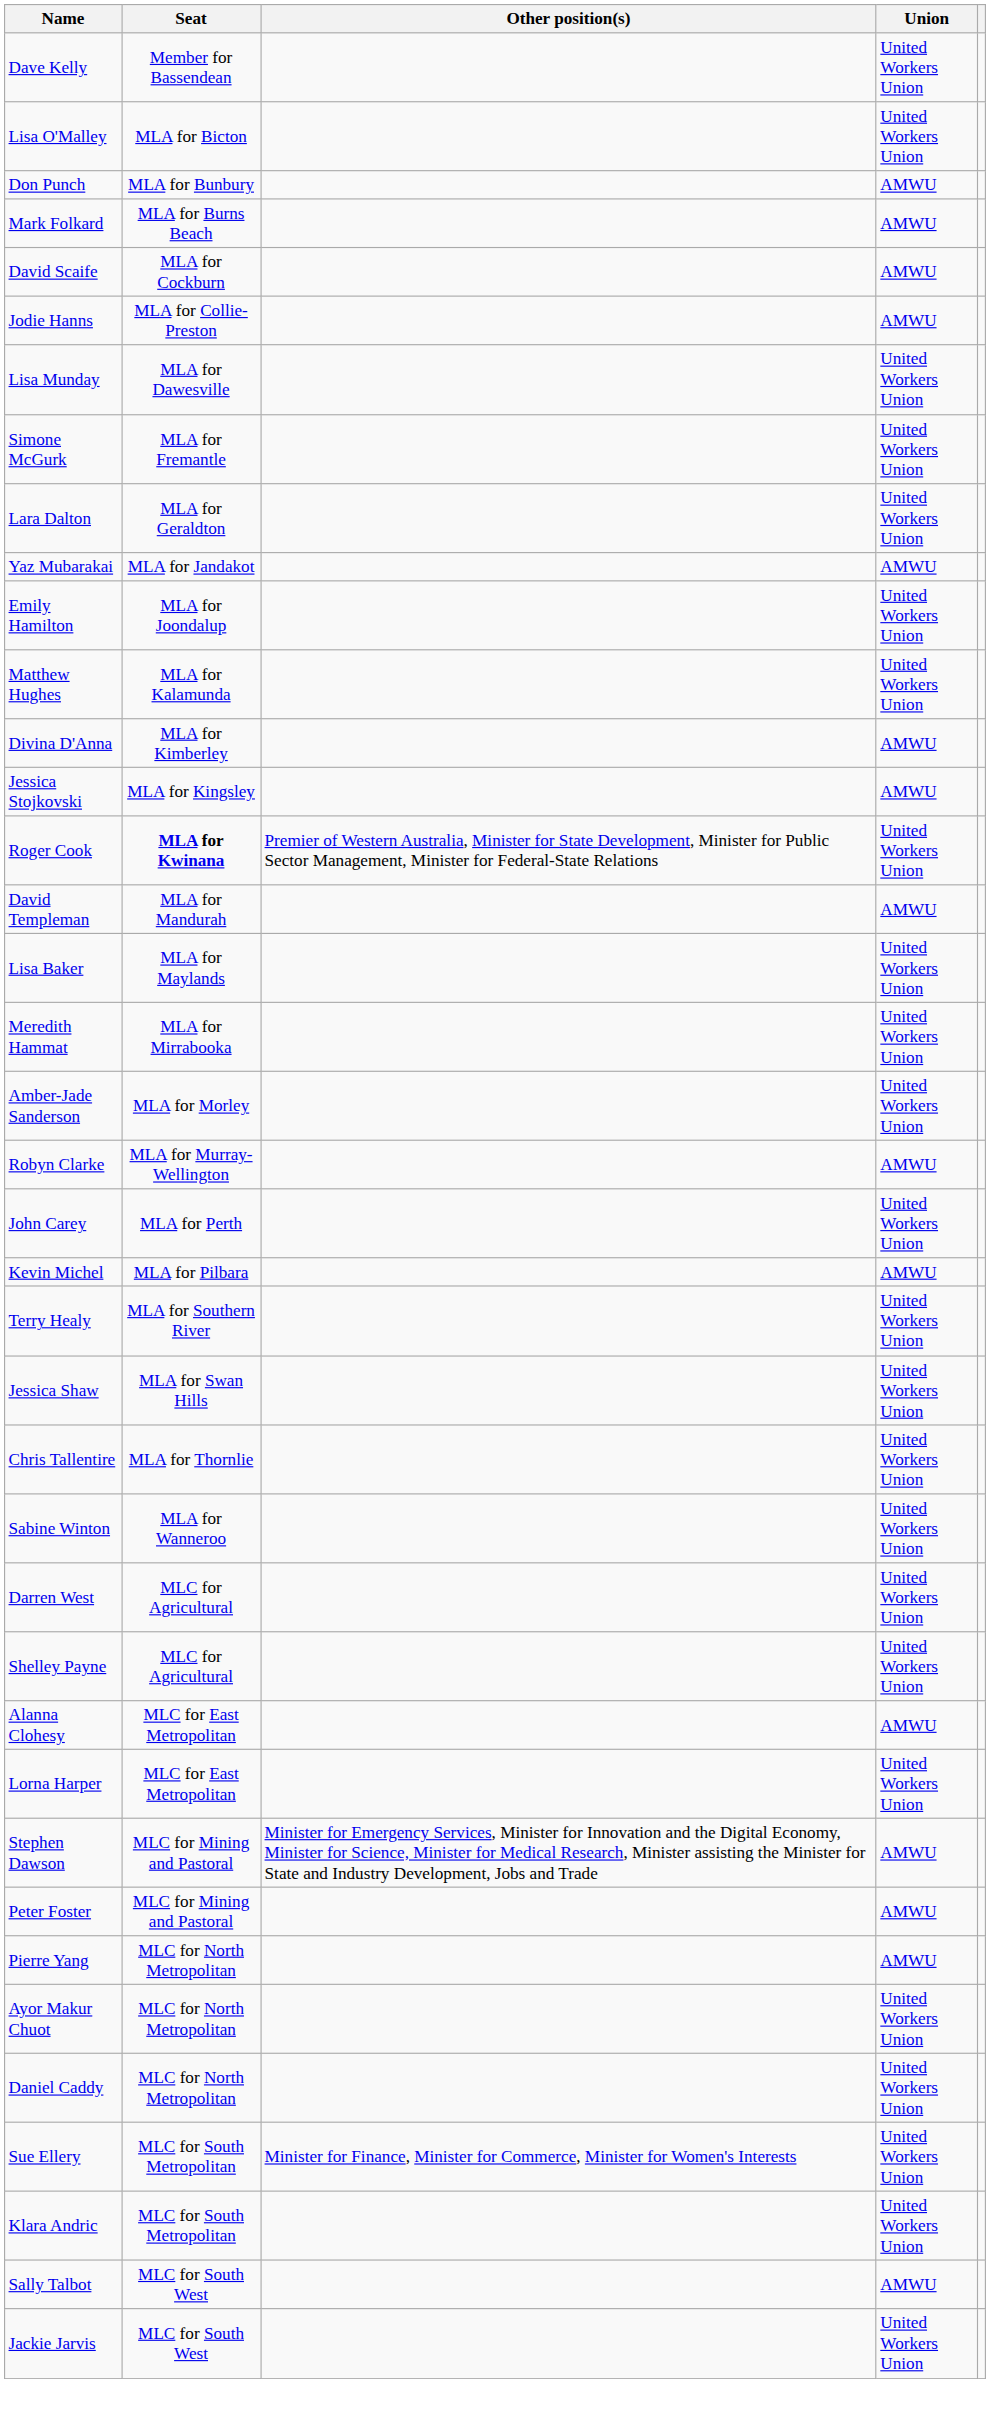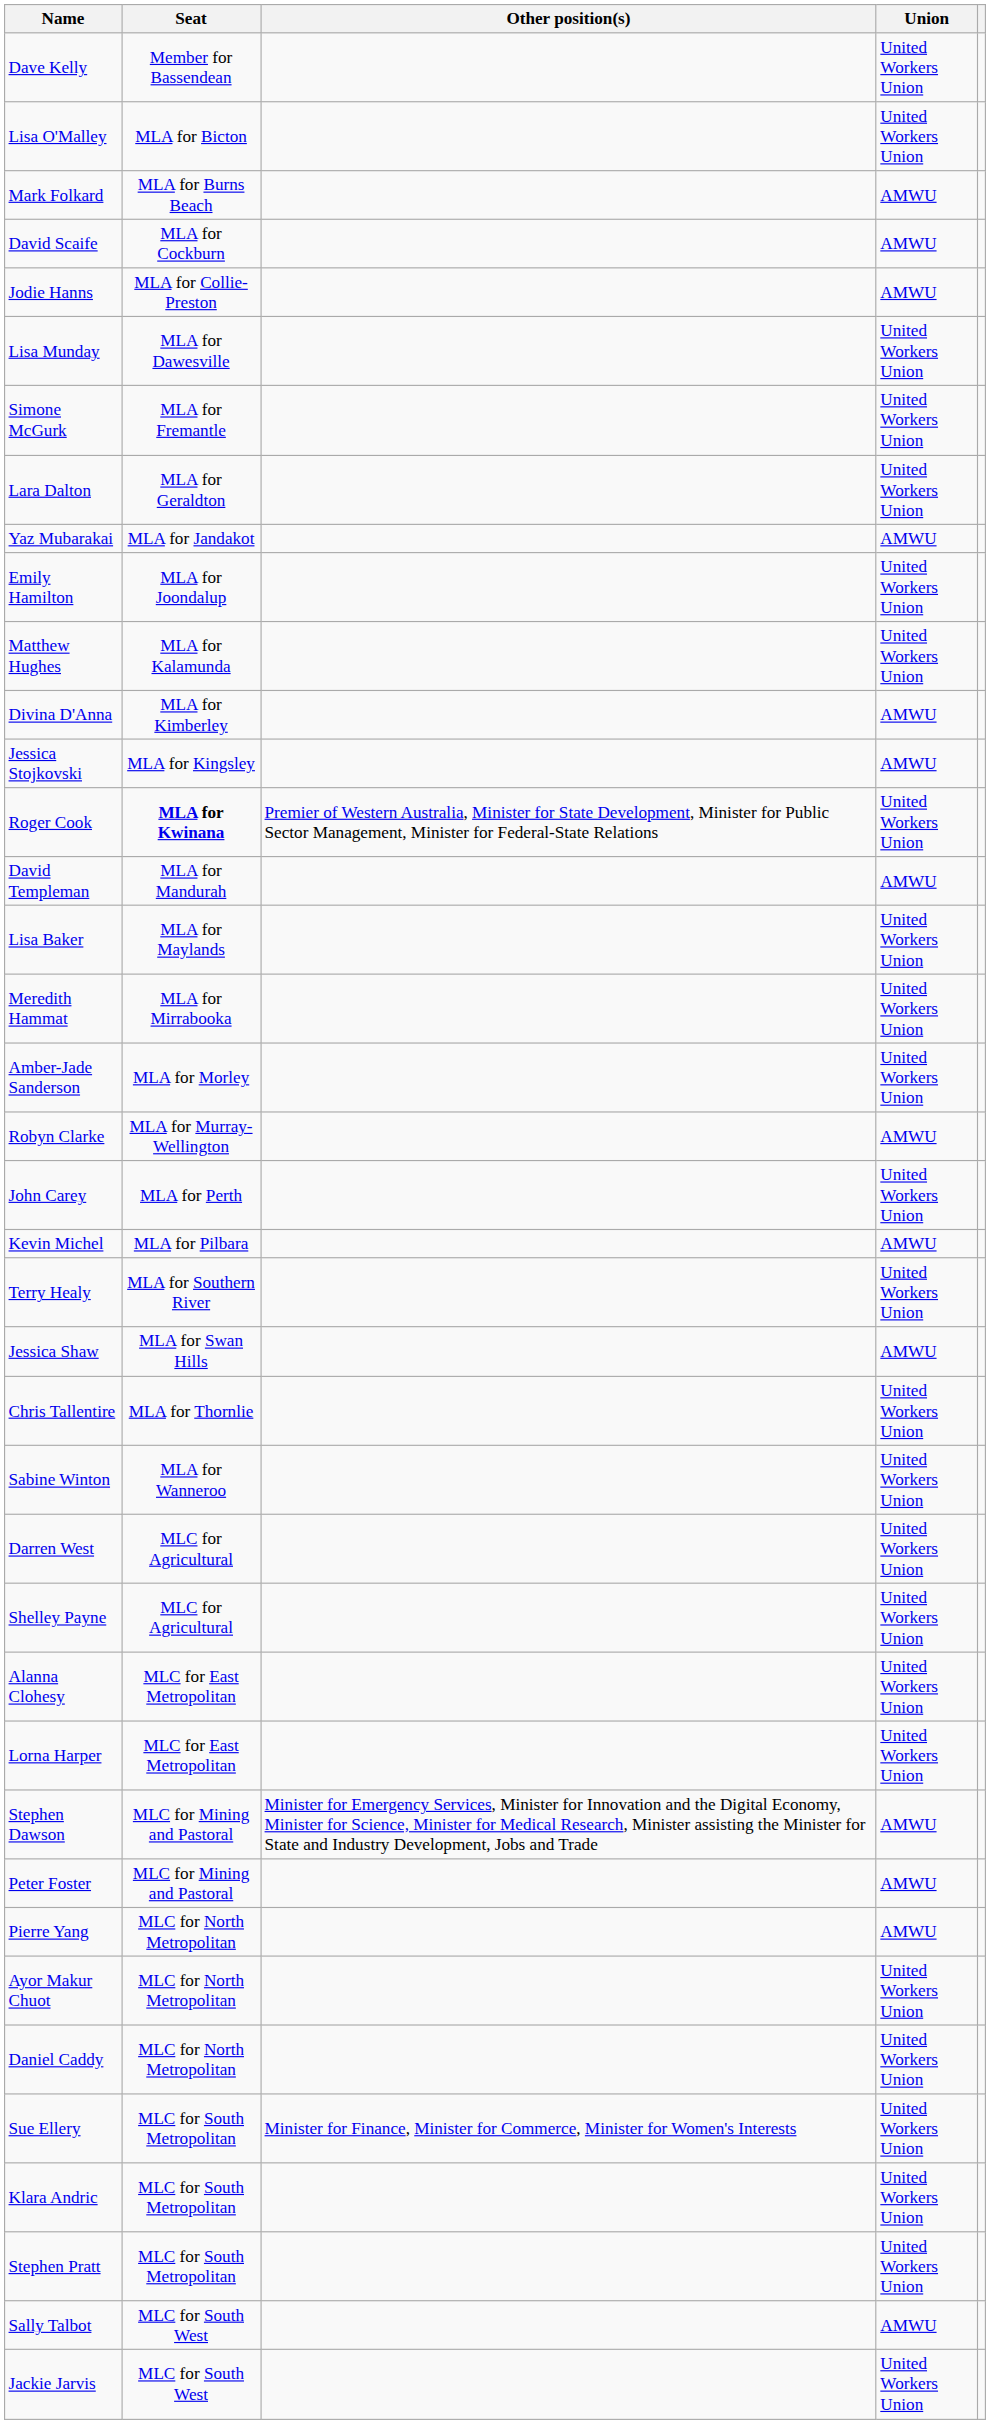- row: (47, 185)
(909, 1390) United Workers Union -> (908, 1351) AMWU
(908, 1724) AMWU -> (909, 1686) United Workers Union
+ row: (55, 2266)
